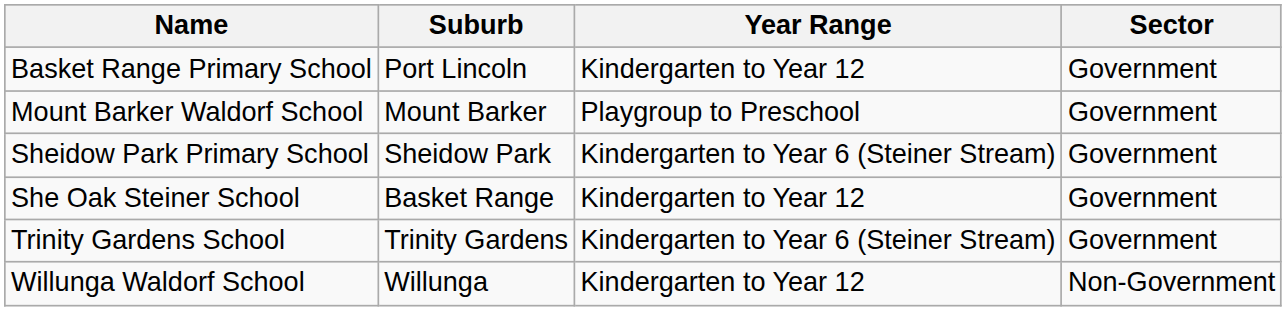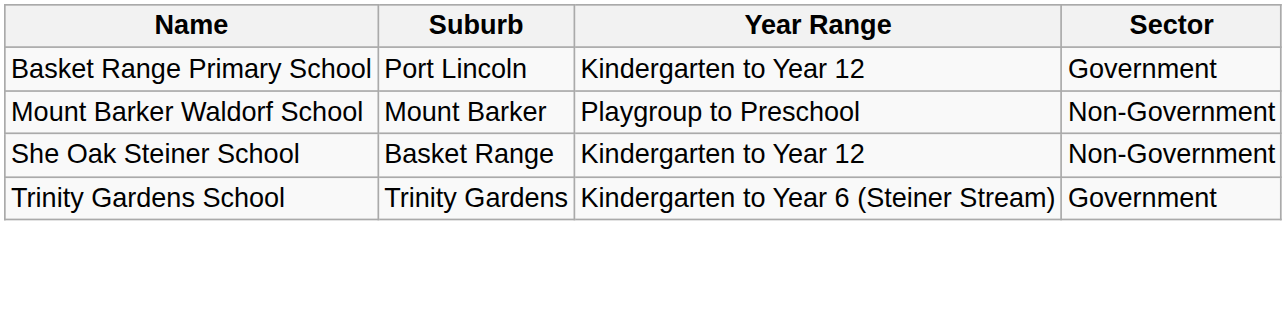(1142, 111) Government -> (1172, 111) Non-Government
- row: (190, 154)
(1142, 197) Government -> (1172, 154) Non-Government
- row: (158, 283)
